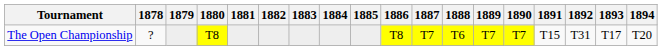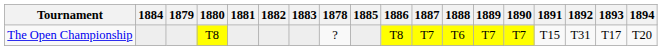columns swapped: (151, 14) <-> (335, 14)
